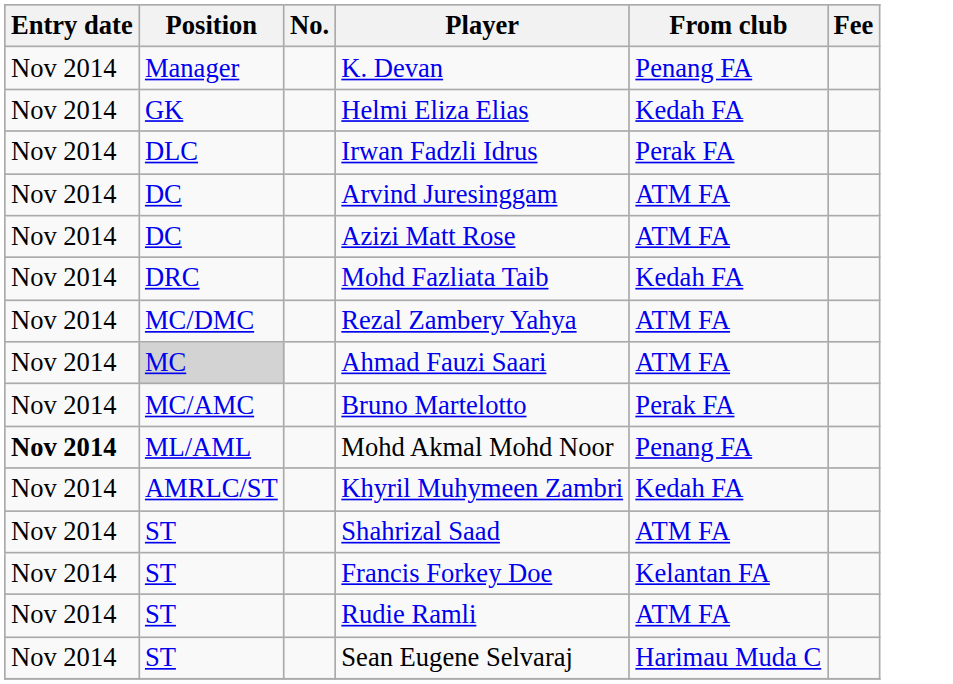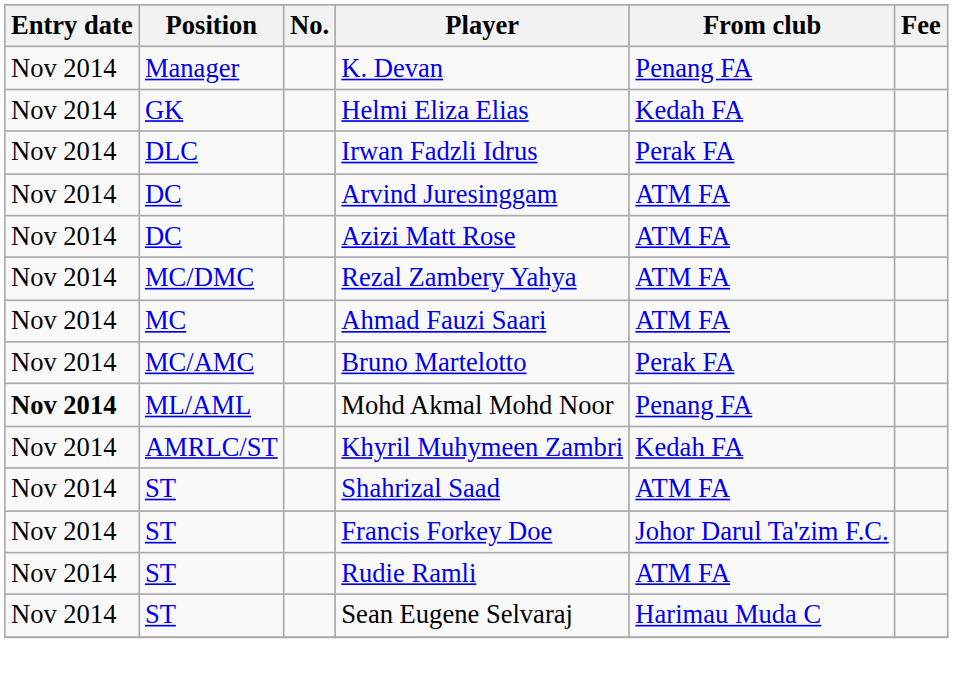- row: (445, 278)
(166, 362) lightgrey background -> (166, 320) no background
(703, 573) Kelantan FA -> (762, 531) Johor Darul Ta'zim F.C.
